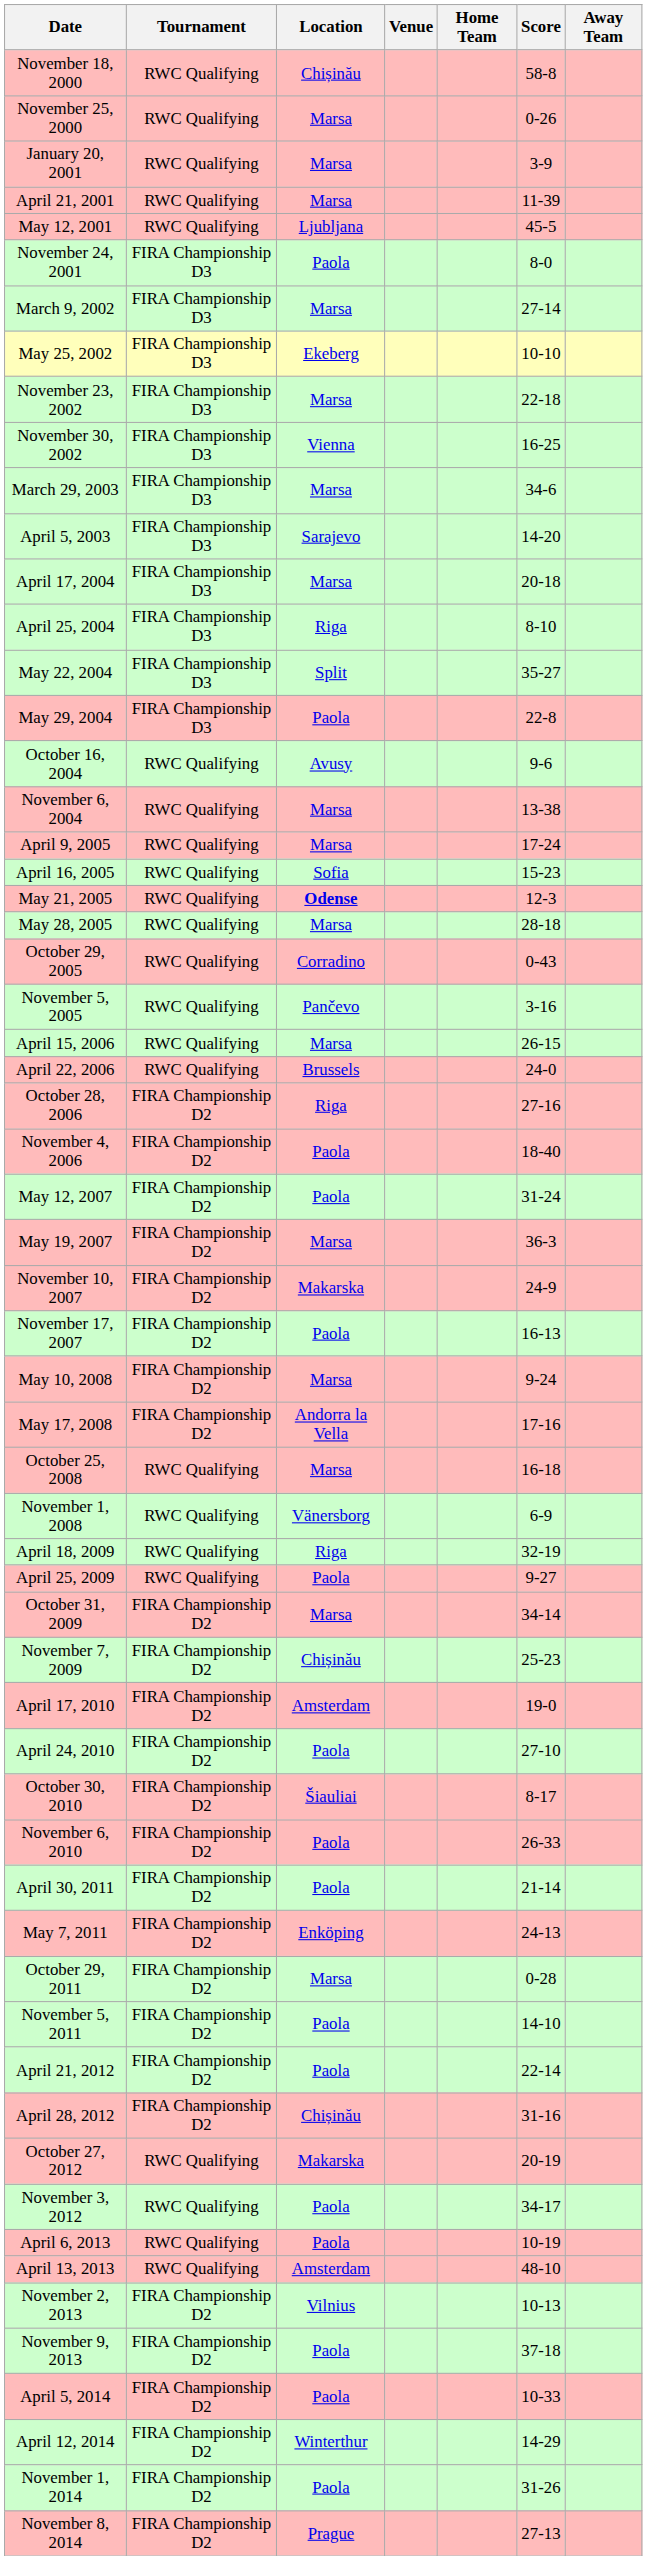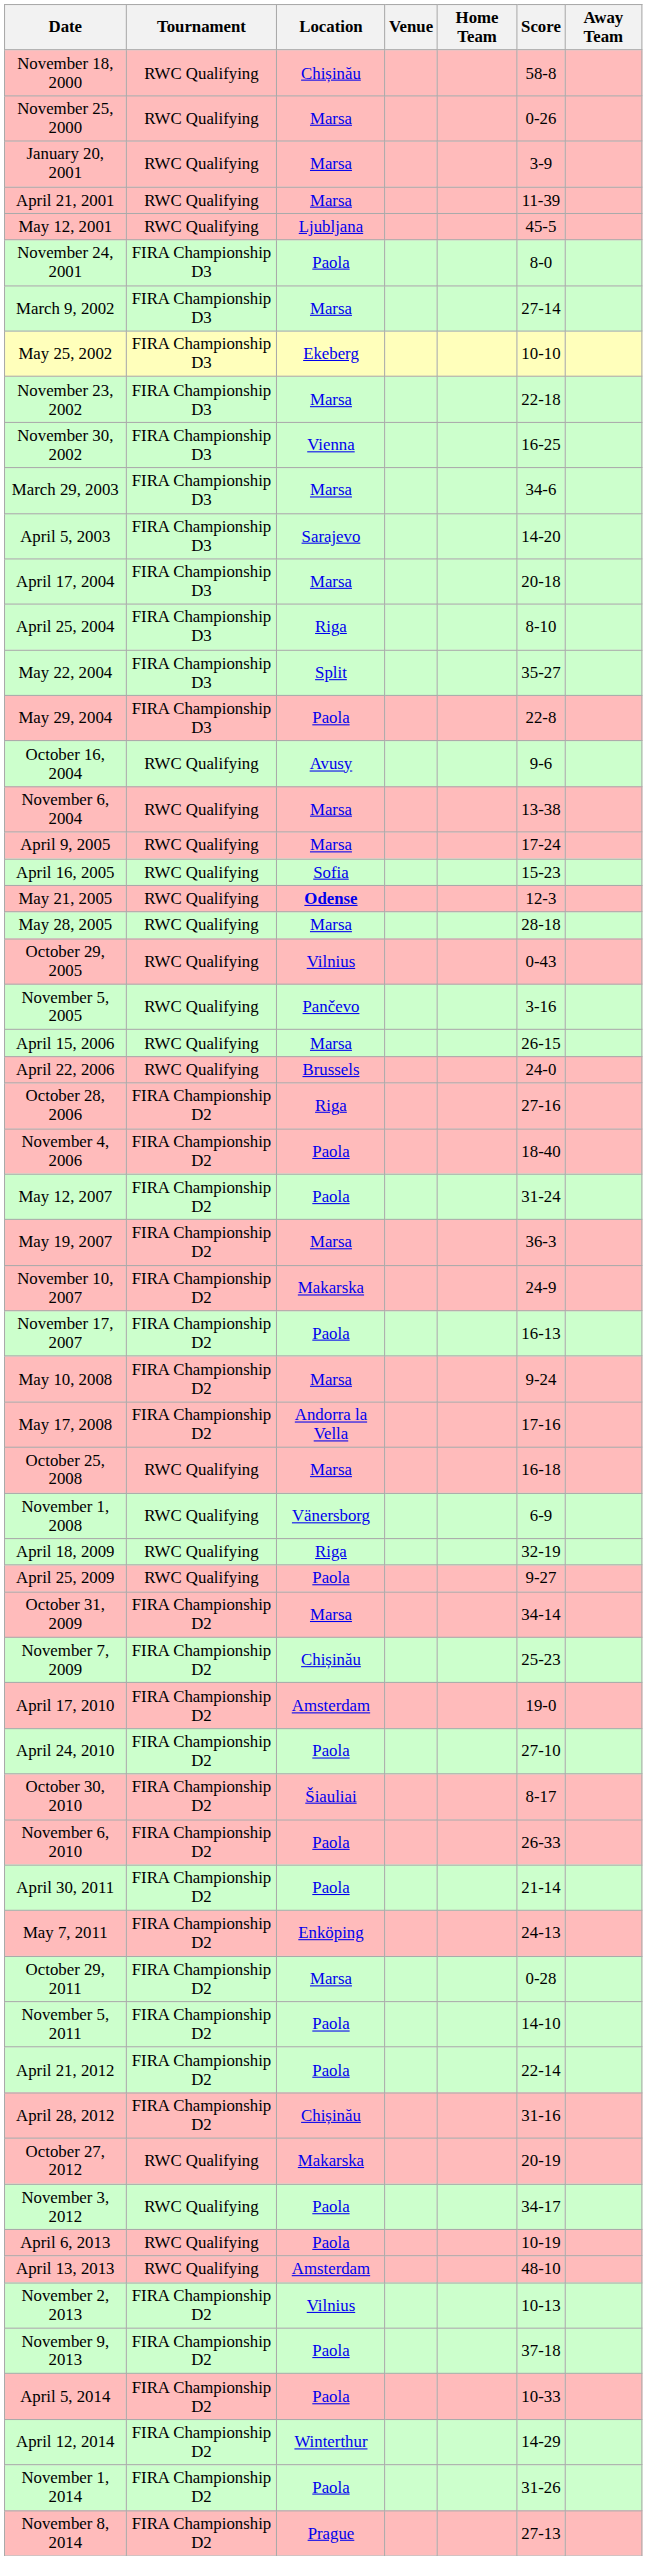(331, 961) Corradino -> (331, 961) Vilnius
